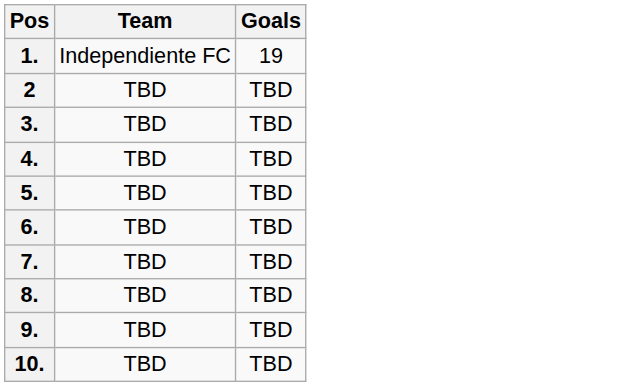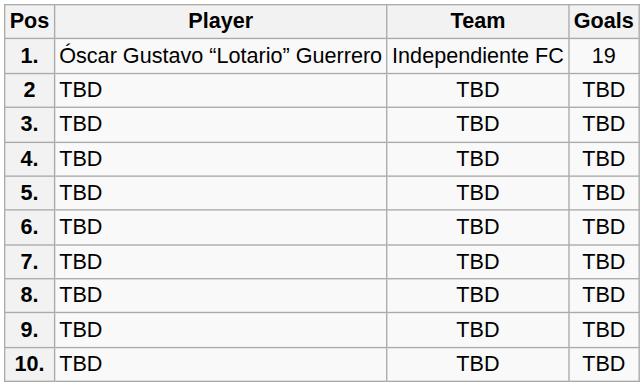+ column: (221, 21)
